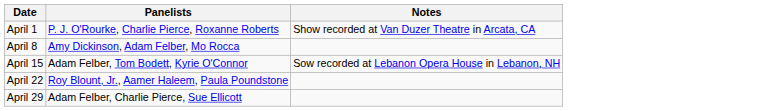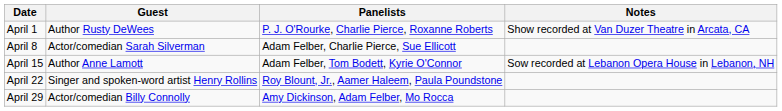+ column: (153, 13)
(144, 47) Amy Dickinson, Adam Felber, Mo Rocca -> (359, 47) Adam Felber, Charlie Pierce, Sue Ellicott
(145, 98) Adam Felber, Charlie Pierce, Sue Ellicott -> (358, 98) Amy Dickinson, Adam Felber, Mo Rocca
